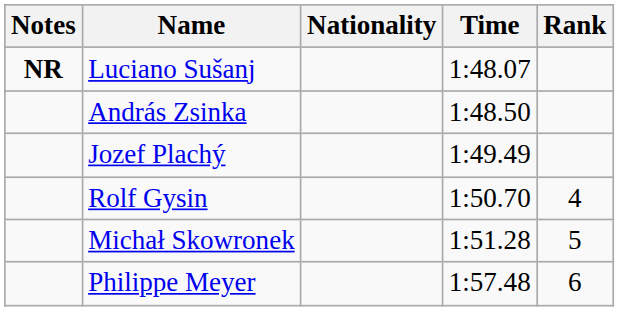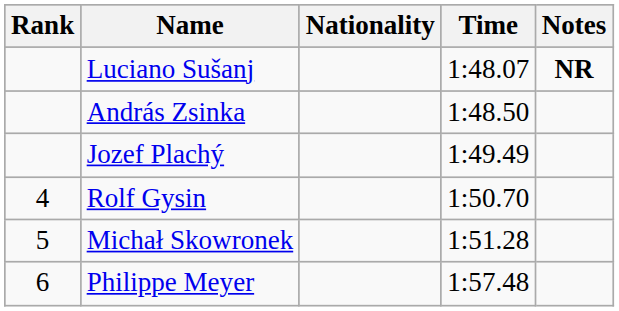columns swapped: (575, 25) <-> (43, 25)
